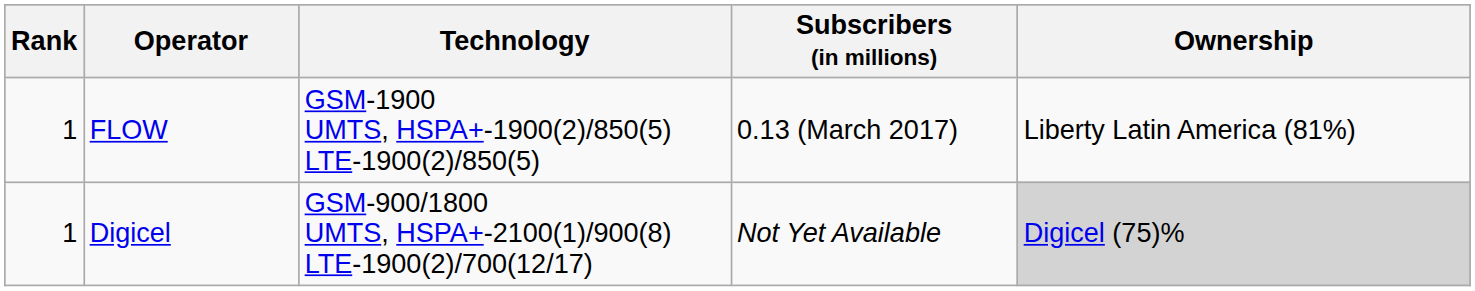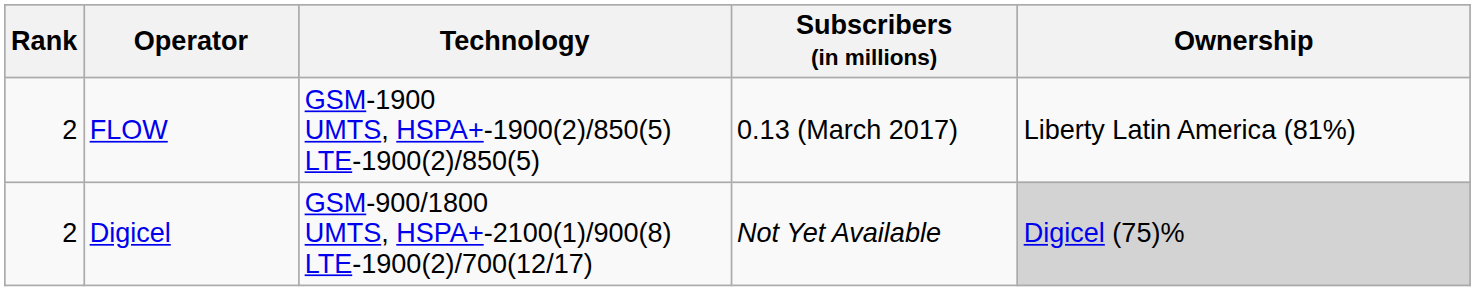(70, 129) 1 -> (70, 129) 2
(70, 233) 1 -> (70, 233) 2
